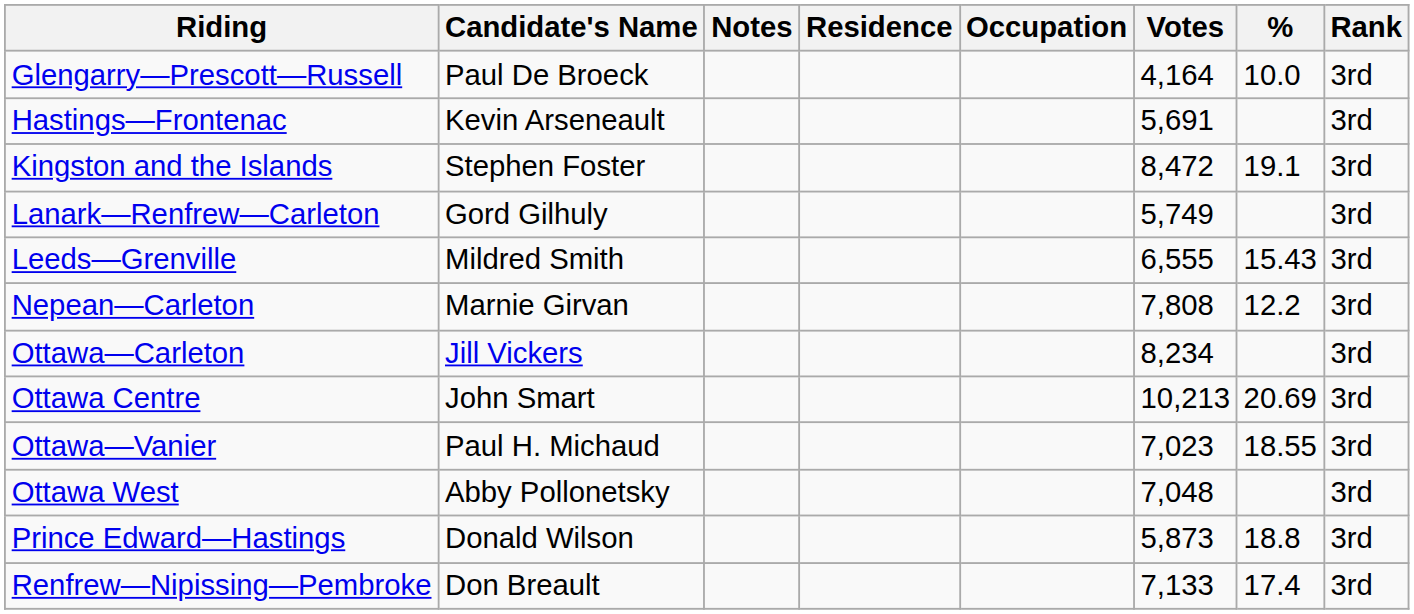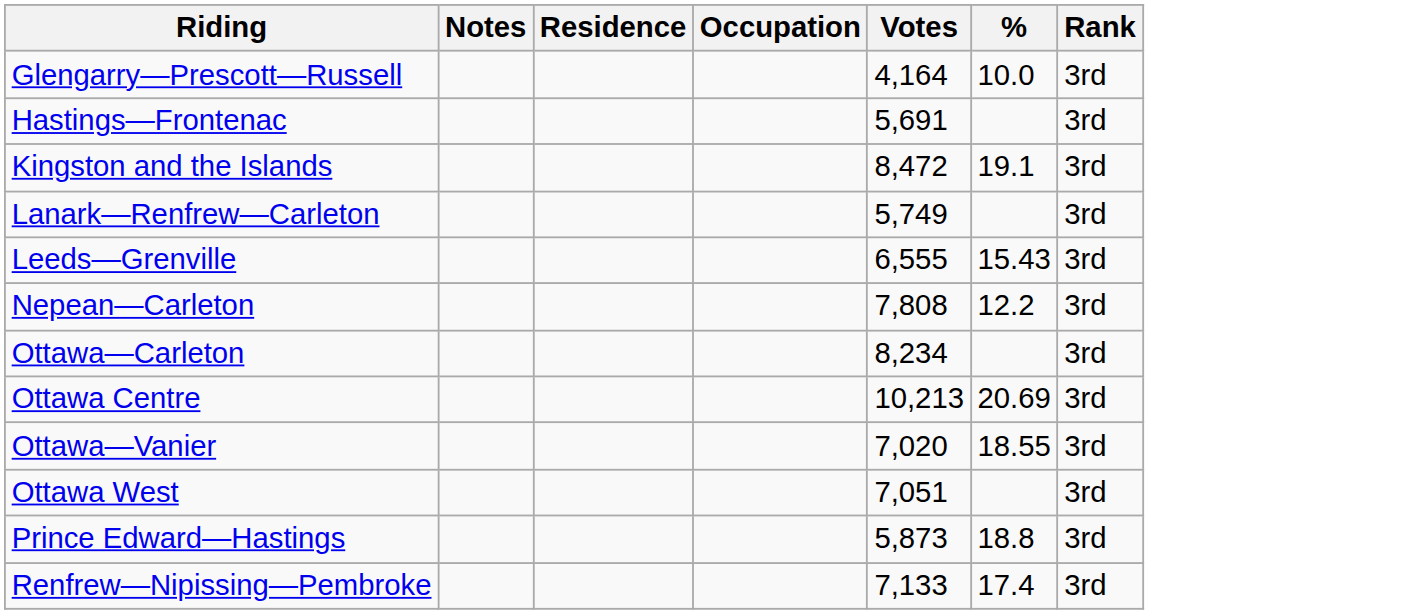- column: (571, 27)
(1177, 445) 7,023 -> (911, 445) 7,020
(1177, 492) 7,048 -> (911, 492) 7,051
